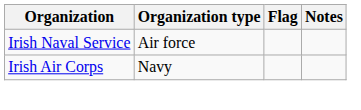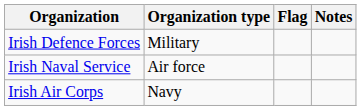+ row: (74, 42)
